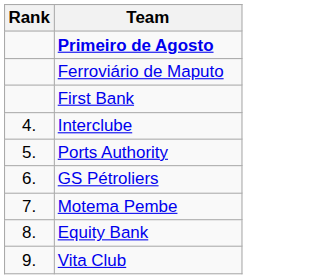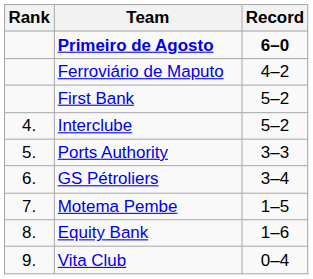+ column: (275, 17)
